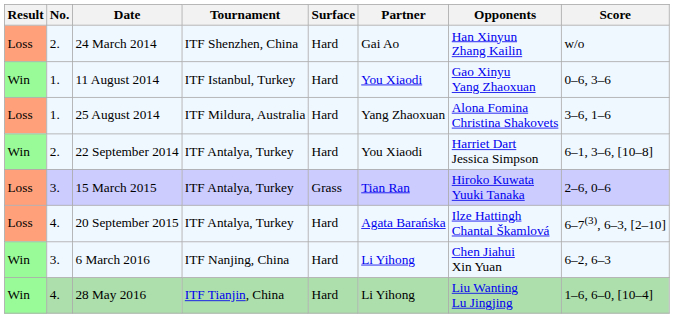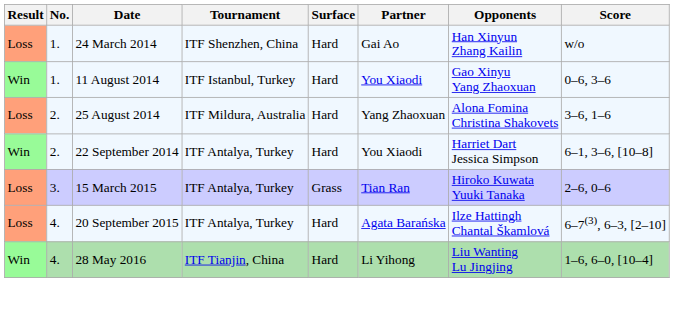(55, 43) 2. -> (55, 43) 1.
(55, 115) 1. -> (55, 115) 2.
- row: (113, 259)
